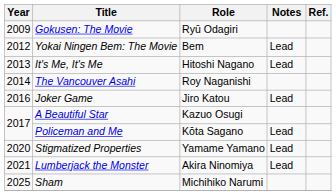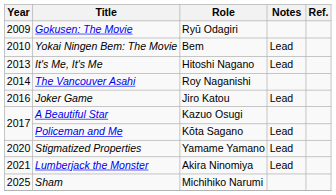(19, 47) 2012 -> (19, 47) 2010
